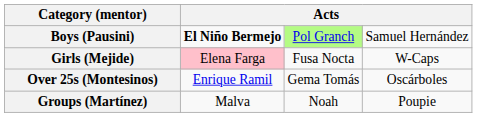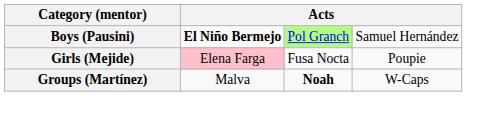(417, 58) W-Caps -> (407, 58) Poupie
- row: (93, 79)
(323, 101) normal -> (318, 79) bold
(417, 101) Poupie -> (407, 79) W-Caps
